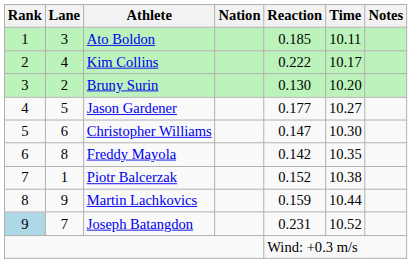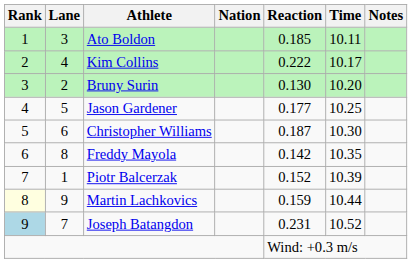(345, 108) 10.27 -> (345, 108) 10.25
(295, 131) 0.147 -> (295, 131) 0.187
(345, 177) 10.38 -> (345, 177) 10.39
(25, 200) no background -> (25, 200) lightyellow background
